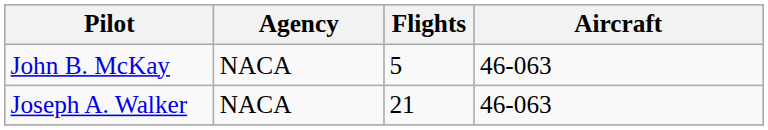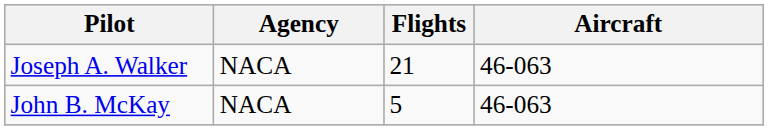rows swapped: (90, 64) <-> (99, 104)
